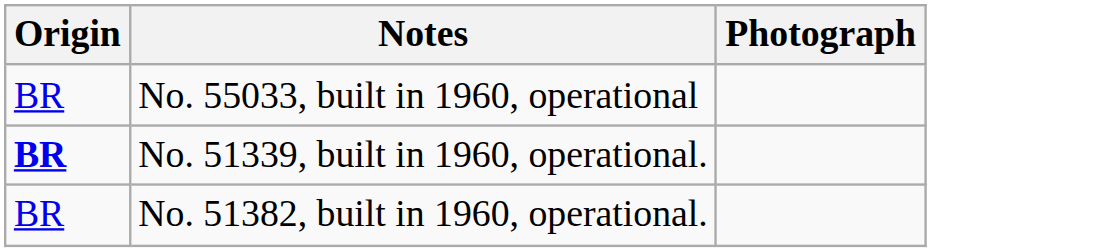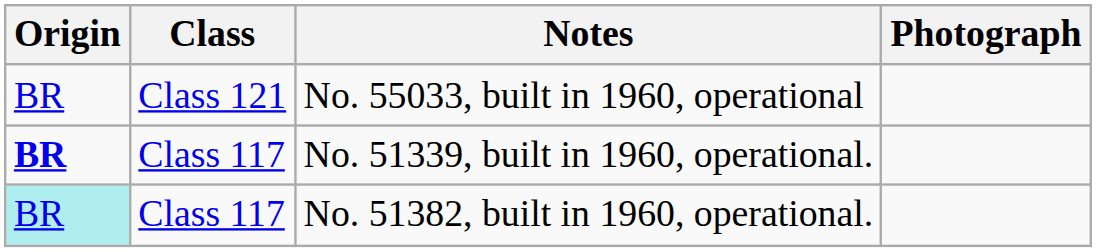+ column: (212, 34)
(39, 214) no background -> (39, 214) paleturquoise background
